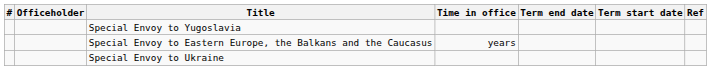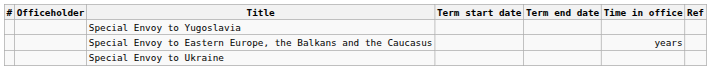columns swapped: (640, 12) <-> (476, 12)
